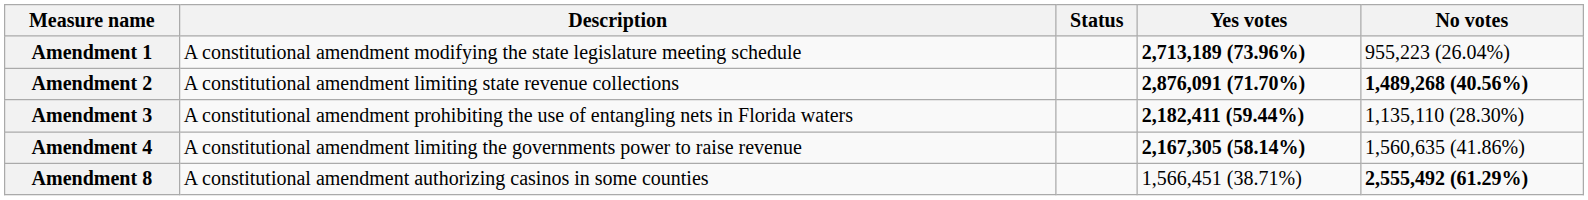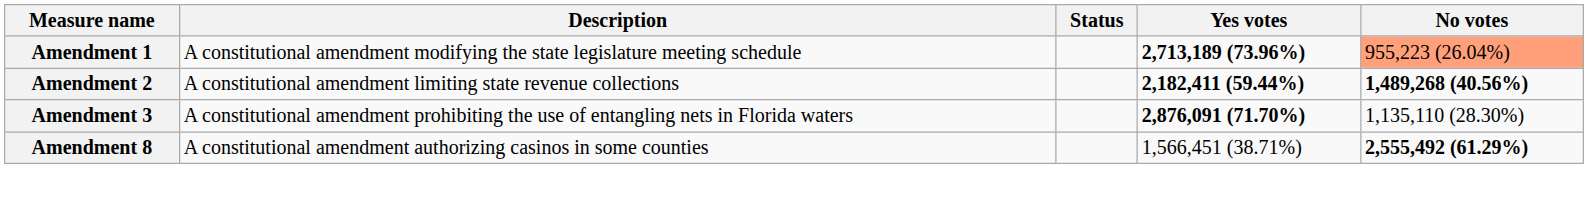(1437, 52) no background -> (1437, 52) lightsalmon background
(1223, 83) 2,876,091 (71.70%) -> (1223, 83) 2,182,411 (59.44%)
(1223, 115) 2,182,411 (59.44%) -> (1223, 115) 2,876,091 (71.70%)
- row: (92, 147)
